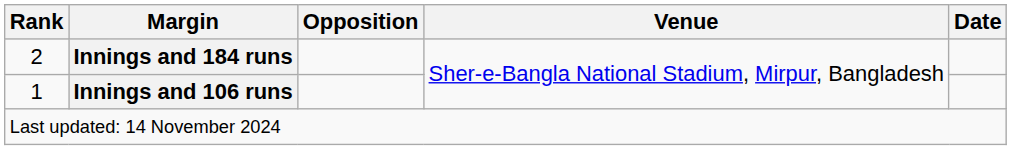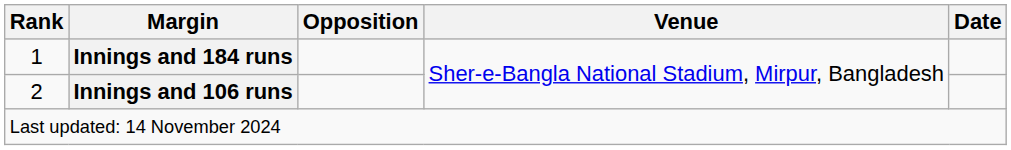(37, 56) 2 -> (37, 56) 1
(37, 91) 1 -> (37, 91) 2
